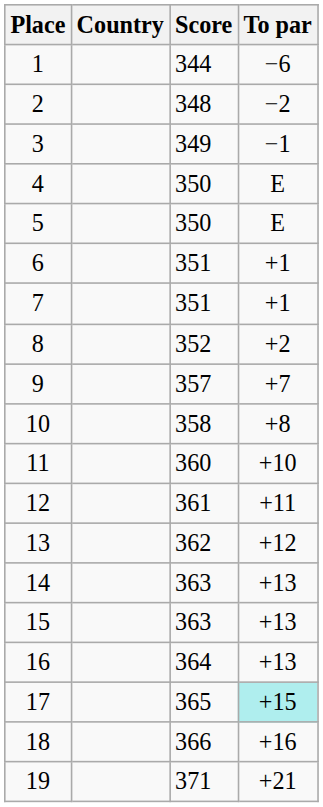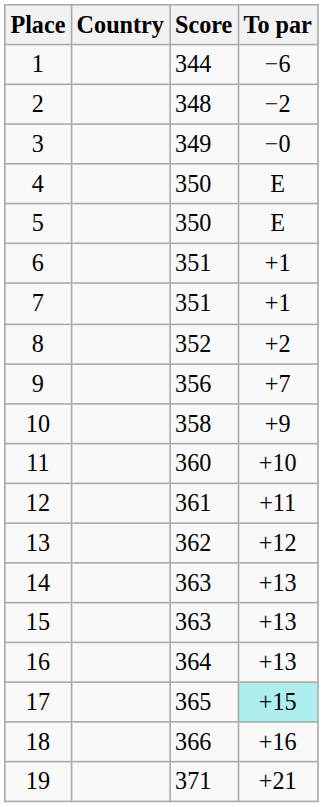(278, 144) −1 -> (278, 144) −0
(193, 383) 357 -> (193, 383) 356
(278, 423) +8 -> (278, 423) +9
